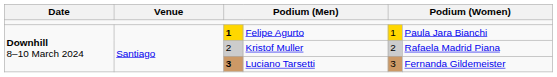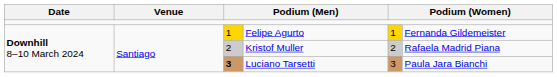(229, 32) bold -> (229, 32) normal
(446, 32) Paula Jara Bianchi -> (455, 32) Fernanda Gildemeister
(455, 64) Fernanda Gildemeister -> (446, 64) Paula Jara Bianchi
